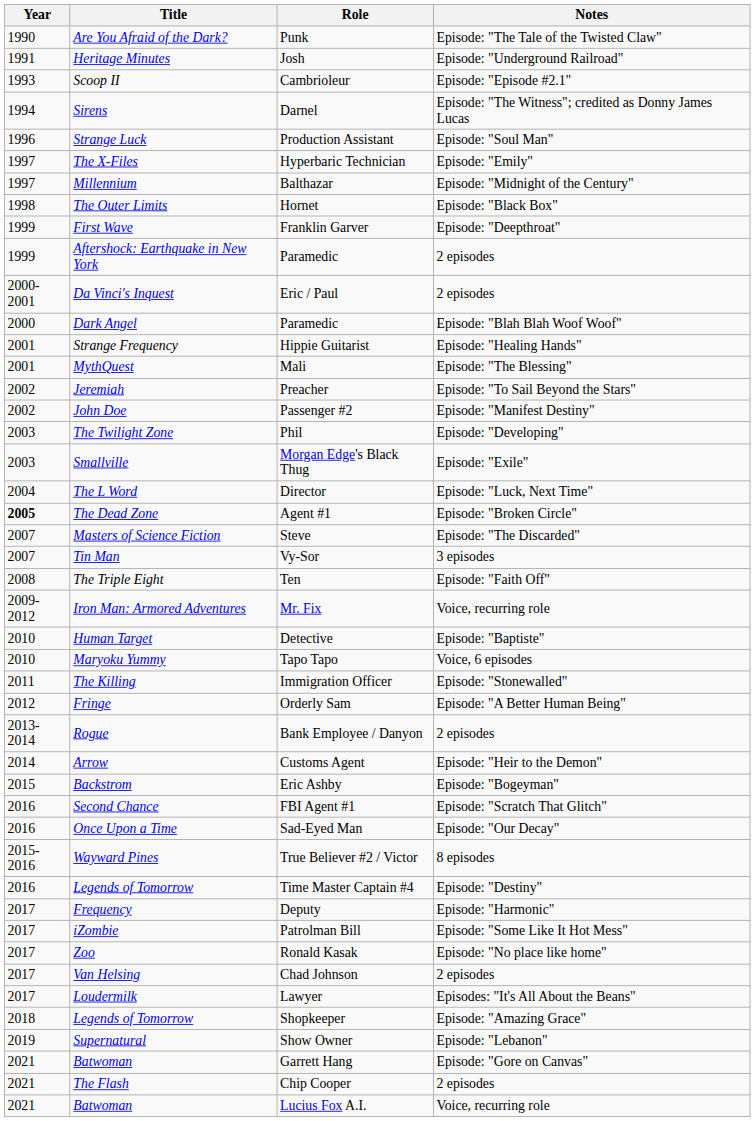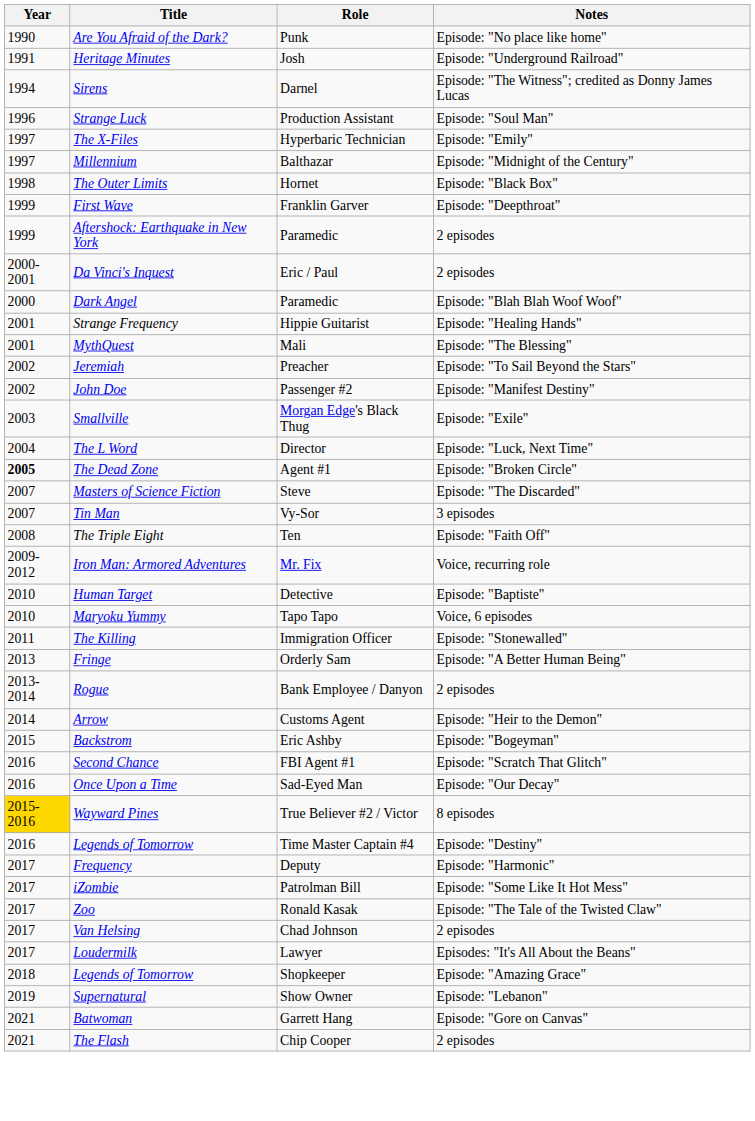(549, 37) Episode: "The Tale of the Twisted Claw" -> (522, 37) Episode: "No place like home"
- row: (96, 80)
- row: (123, 432)
(21, 703) 2012 -> (21, 660) 2013
(24, 857) no background -> (24, 814) gold background
(522, 953) Episode: "No place like home" -> (549, 909) Episode: "The Tale of the Twisted Claw"
- row: (103, 1105)
